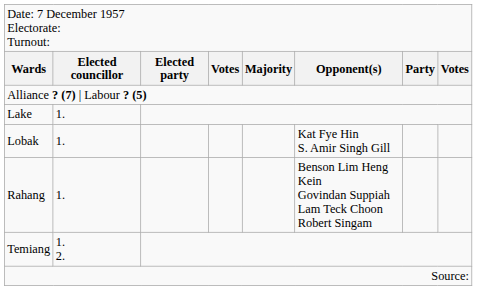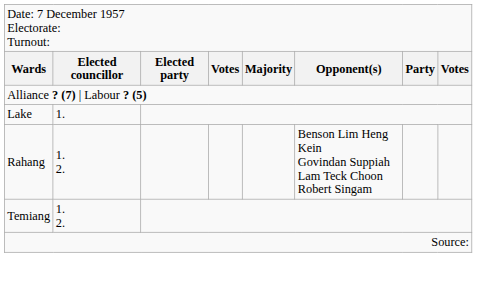- row: (23, 140)
(60, 195) 1. -> (60, 161) 1. 2.
